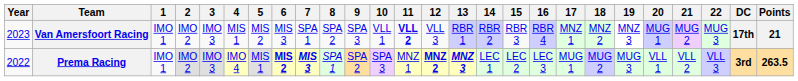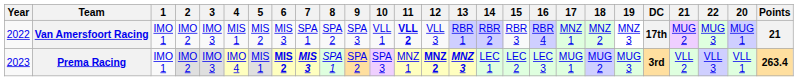columns swapped: (658, 12) <-> (743, 12)
(18, 34) 2023 -> (18, 34) 2022
(18, 62) 2022 -> (18, 62) 2023
(775, 62) 263.5 -> (775, 62) 263.4
